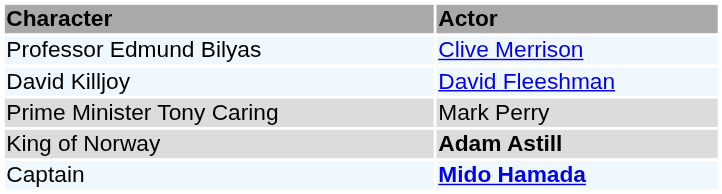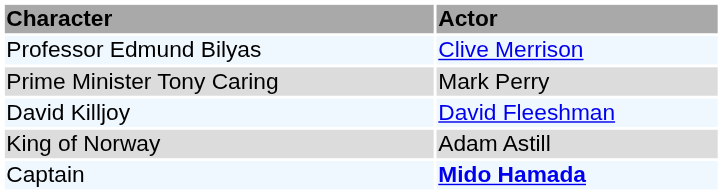rows swapped: (142, 112) <-> (68, 81)
(500, 143) bold -> (494, 143) normal
